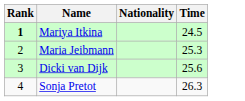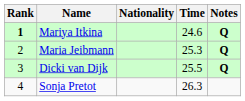+ column: (224, 13)
(192, 31) 24.5 -> (192, 31) 24.6
(192, 68) 25.6 -> (192, 68) 25.5
